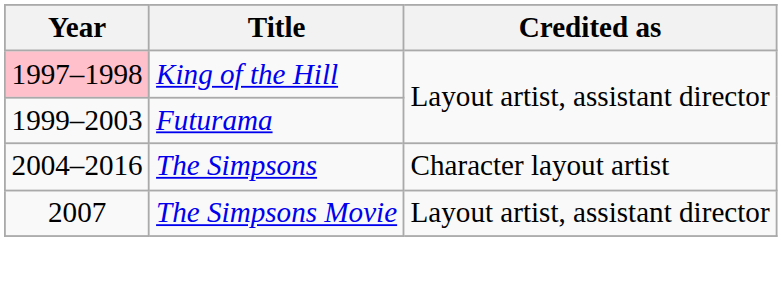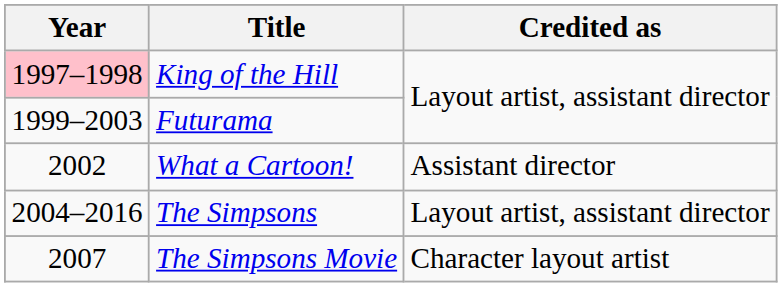+ row: (255, 166)
(540, 166) Character layout artist -> (590, 212) Layout artist, assistant director
(590, 212) Layout artist, assistant director -> (540, 258) Character layout artist
